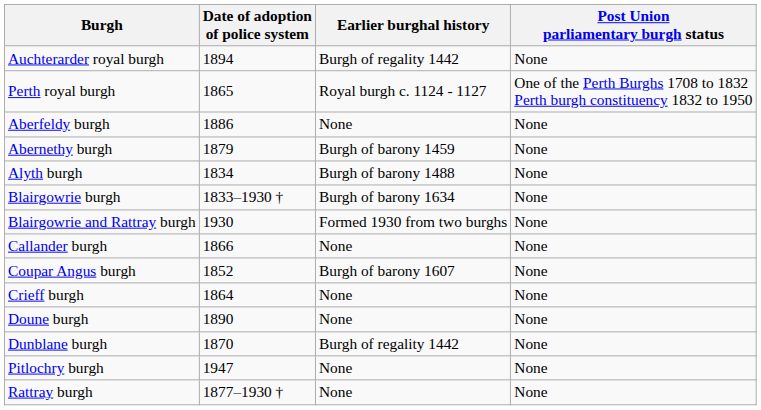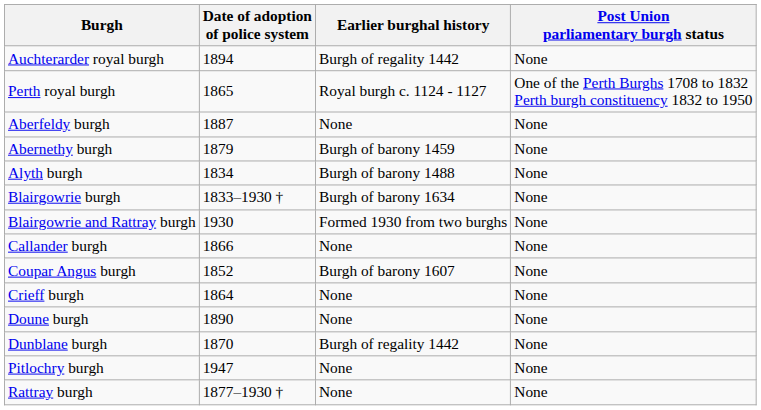(218, 124) 1886 -> (218, 124) 1887
